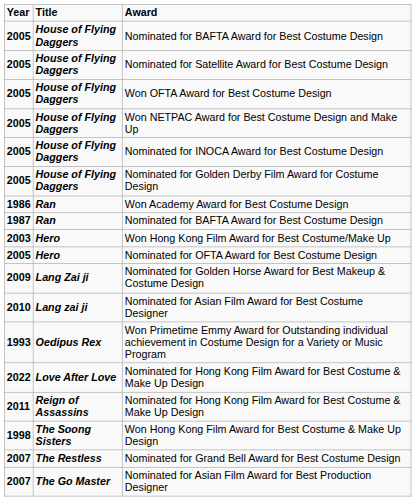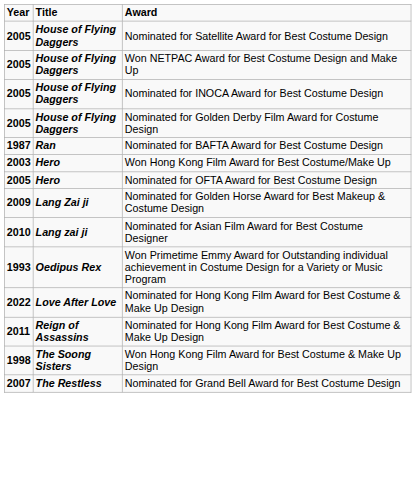- row: (19, 36)
- row: (19, 94)
- row: (19, 204)
- row: (19, 481)
